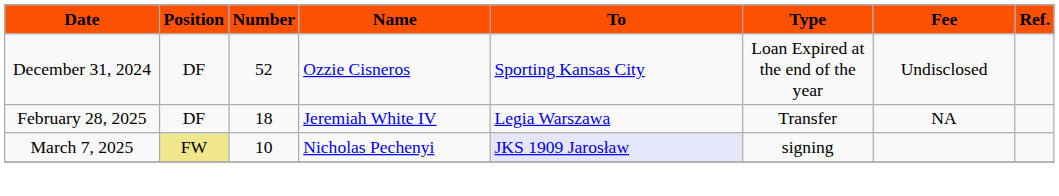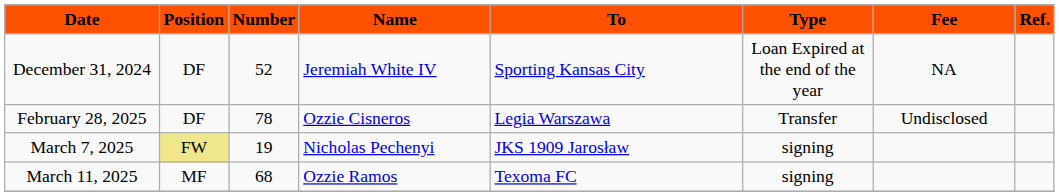(357, 69) Ozzie Cisneros -> (370, 69) Jeremiah White IV
(944, 69) Undisclosed -> (944, 69) NA
(264, 118) 18 -> (264, 118) 78
(370, 118) Jeremiah White IV -> (357, 118) Ozzie Cisneros
(944, 118) NA -> (944, 118) Undisclosed
(264, 147) 10 -> (264, 147) 19
(562, 147) lavender background -> (562, 147) no background
+ row: (82, 176)
